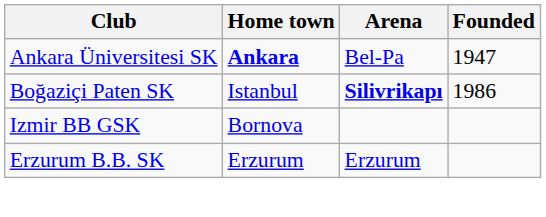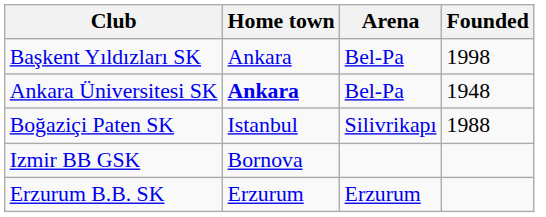+ row: (105, 56)
(474, 56) 1947 -> (468, 90) 1948
(394, 90) bold -> (391, 125) normal
(474, 90) 1986 -> (468, 125) 1988
